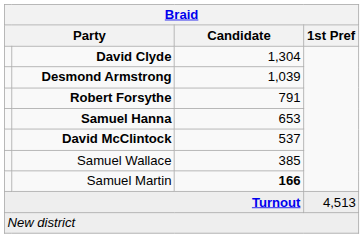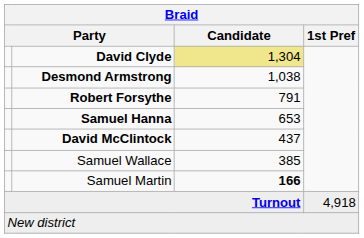(284, 56) no background -> (284, 56) khaki background
(284, 77) 1,039 -> (284, 77) 1,038
(290, 139) 537 -> (290, 139) 437
(339, 202) 4,513 -> (339, 202) 4,918
